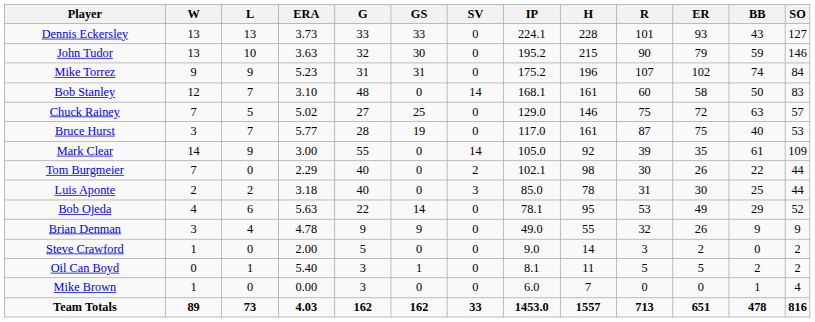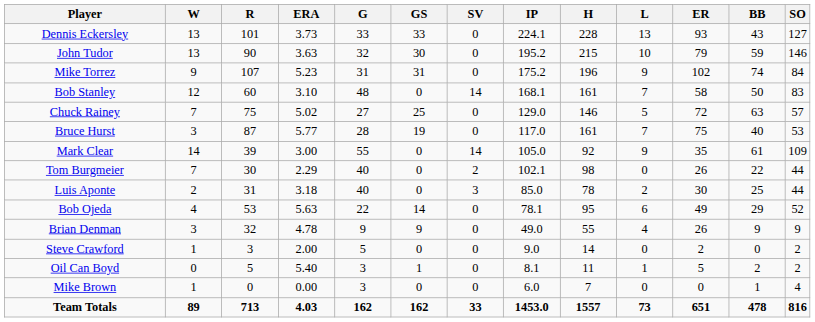columns swapped: (250, 14) <-> (645, 14)
